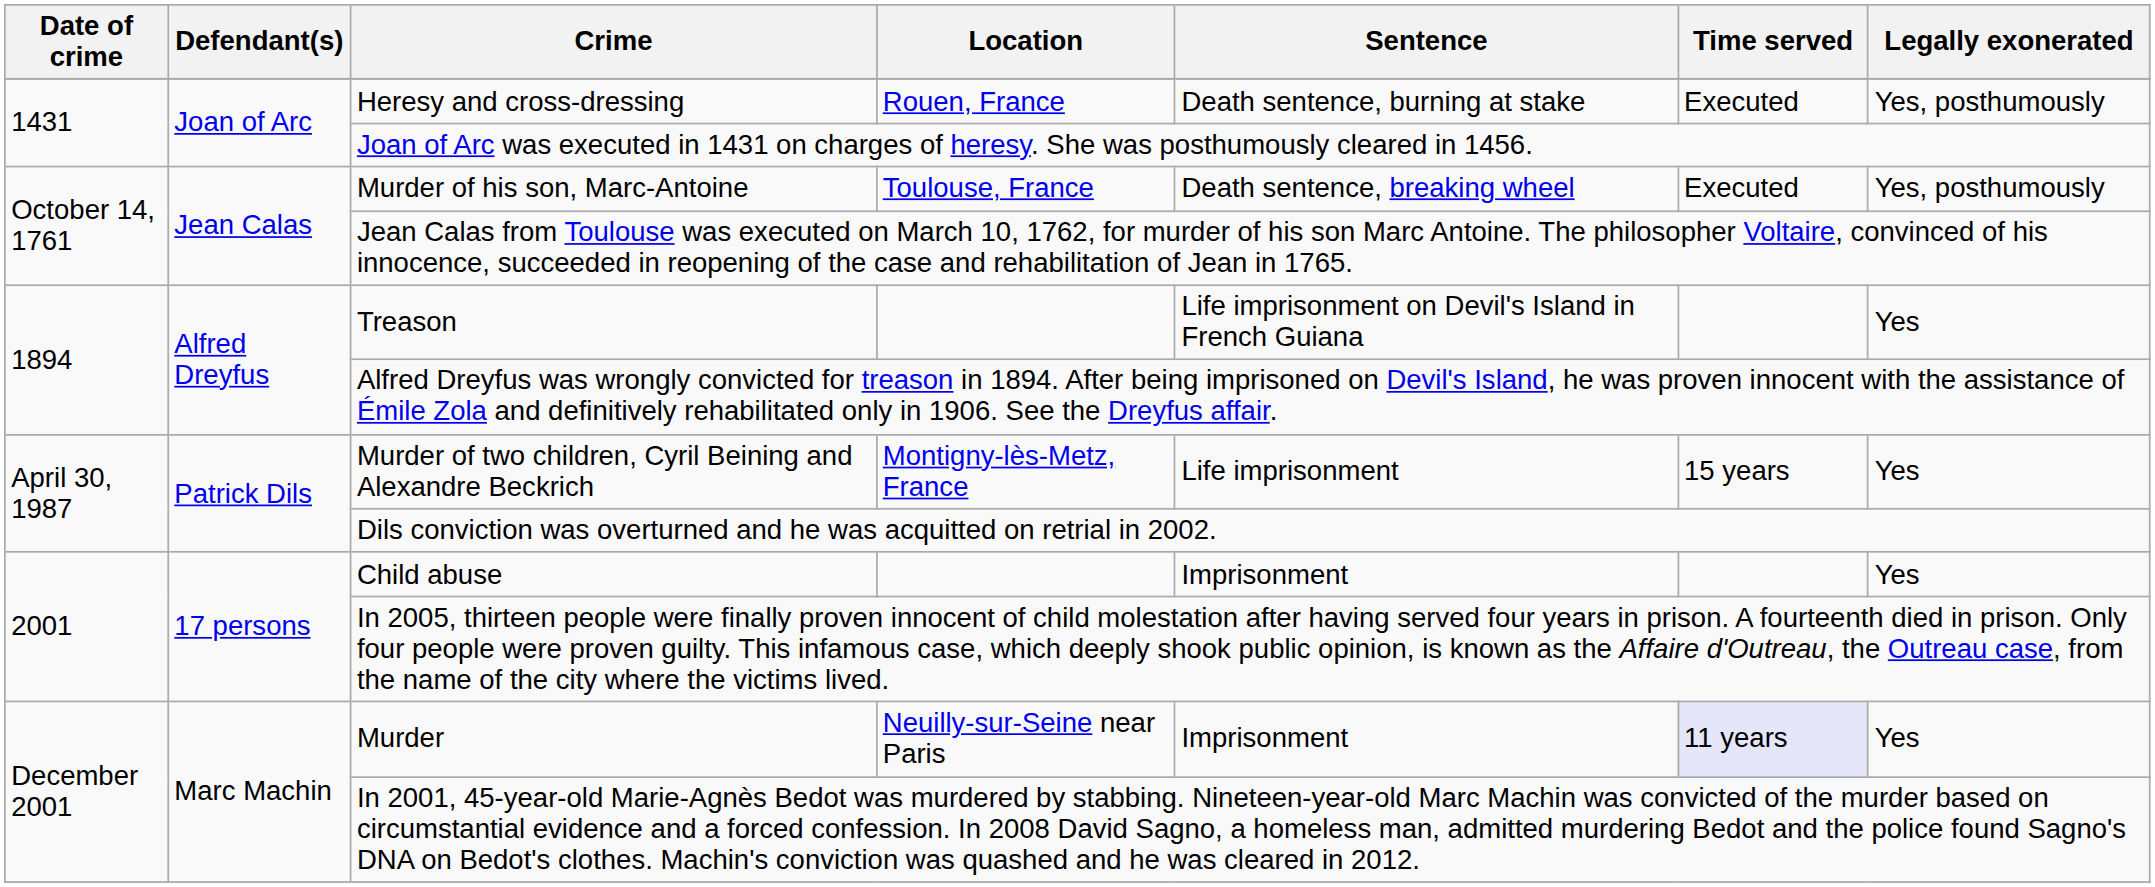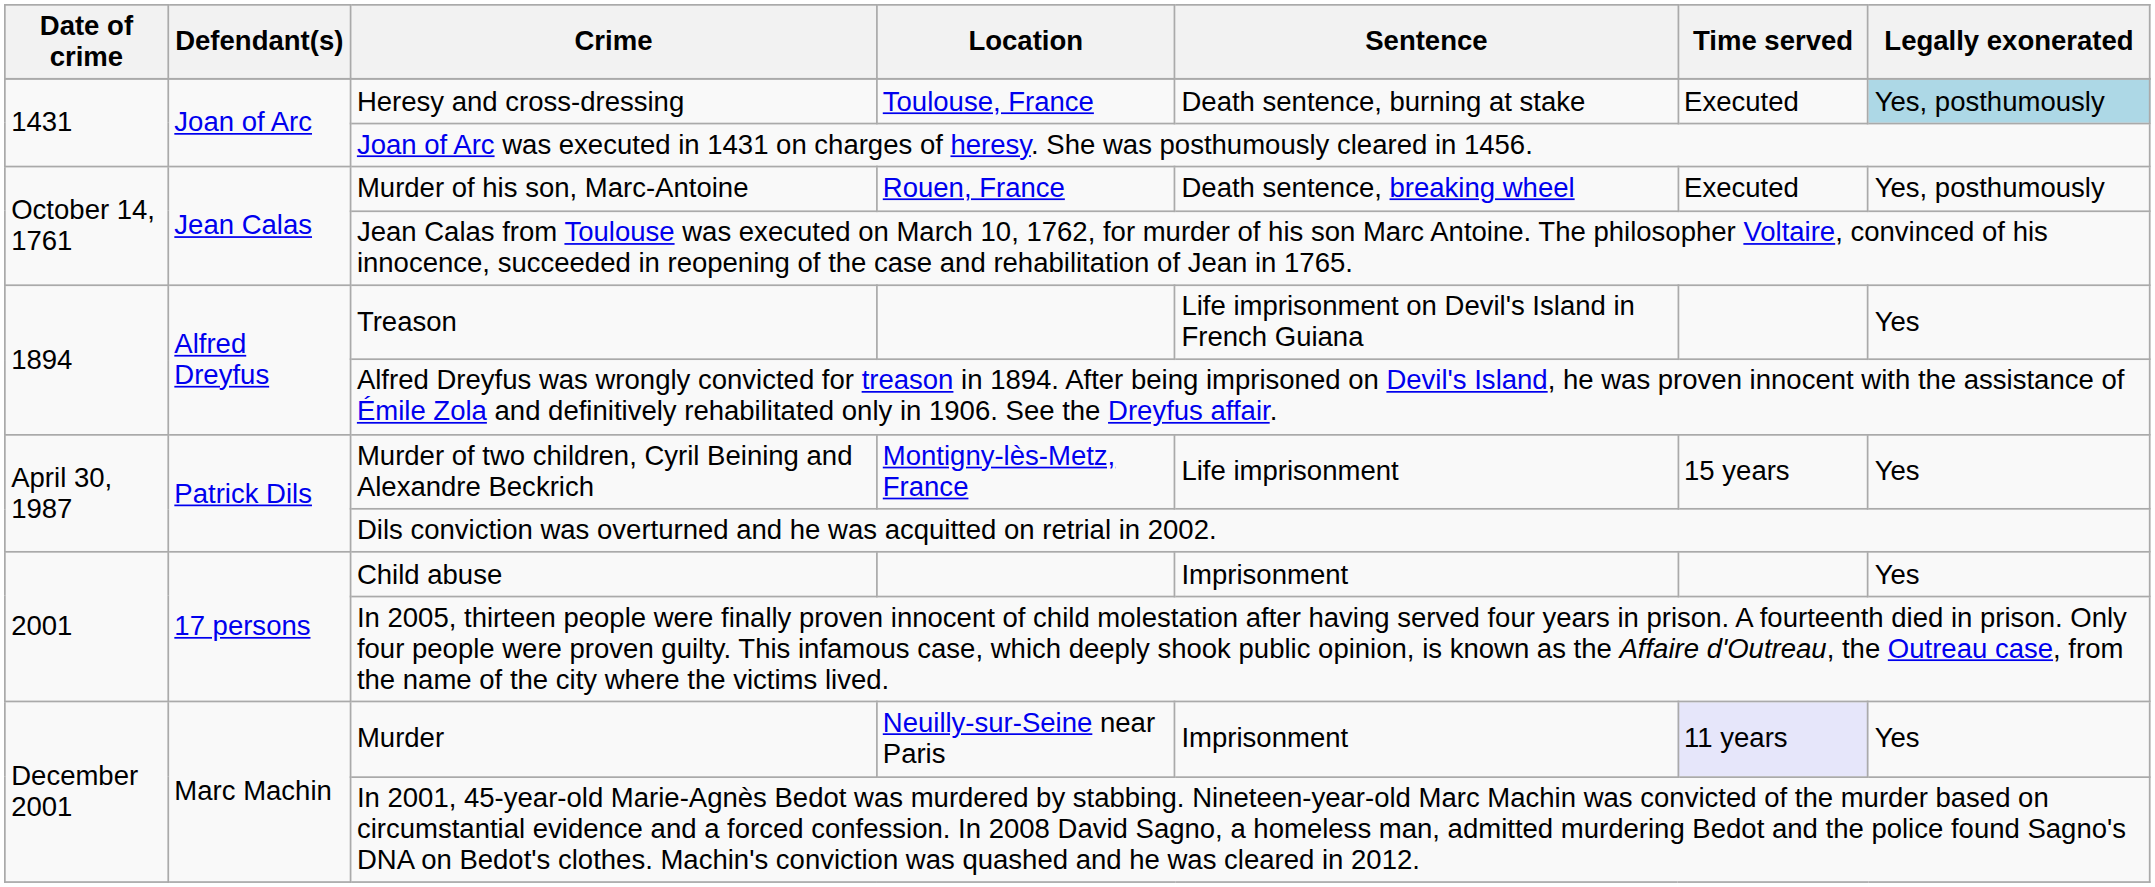(974, 100) Rouen, France -> (988, 100) Toulouse, France
(1990, 100) no background -> (1990, 100) lightblue background
(988, 188) Toulouse, France -> (974, 188) Rouen, France
